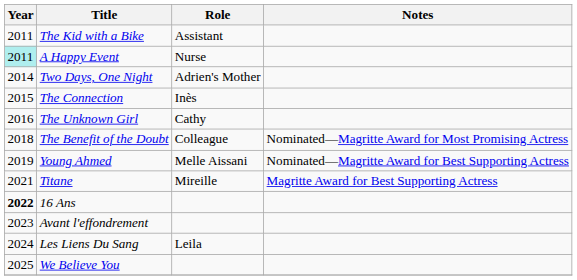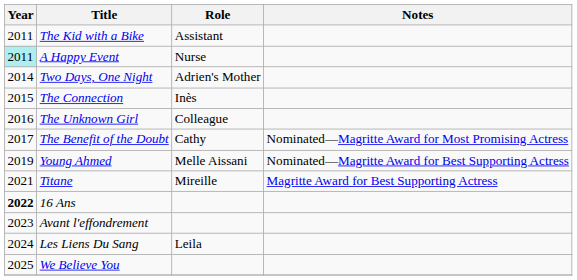(190, 118) Cathy -> (201, 118) Colleague
(21, 139) 2018 -> (21, 139) 2017
(201, 139) Colleague -> (190, 139) Cathy
